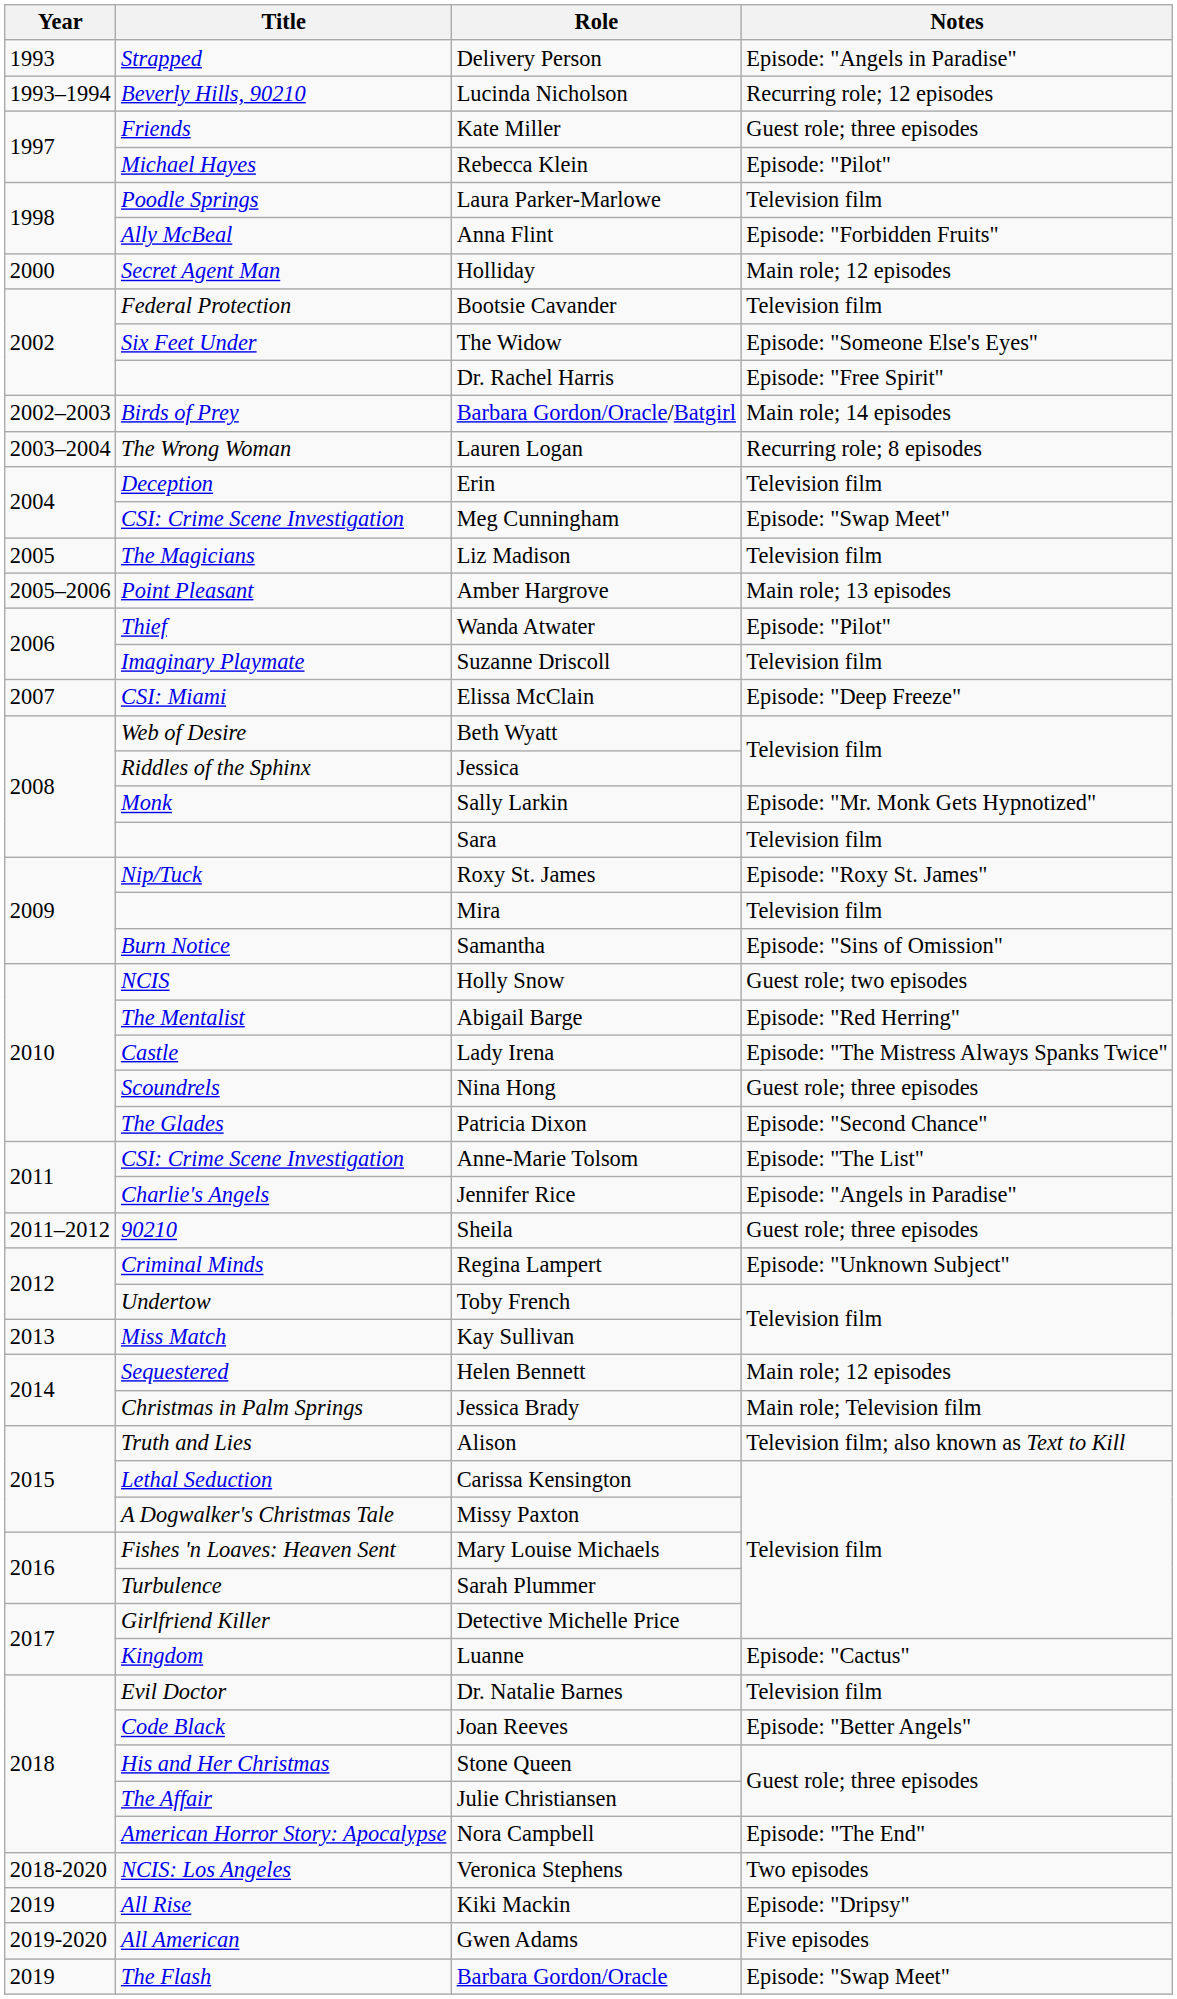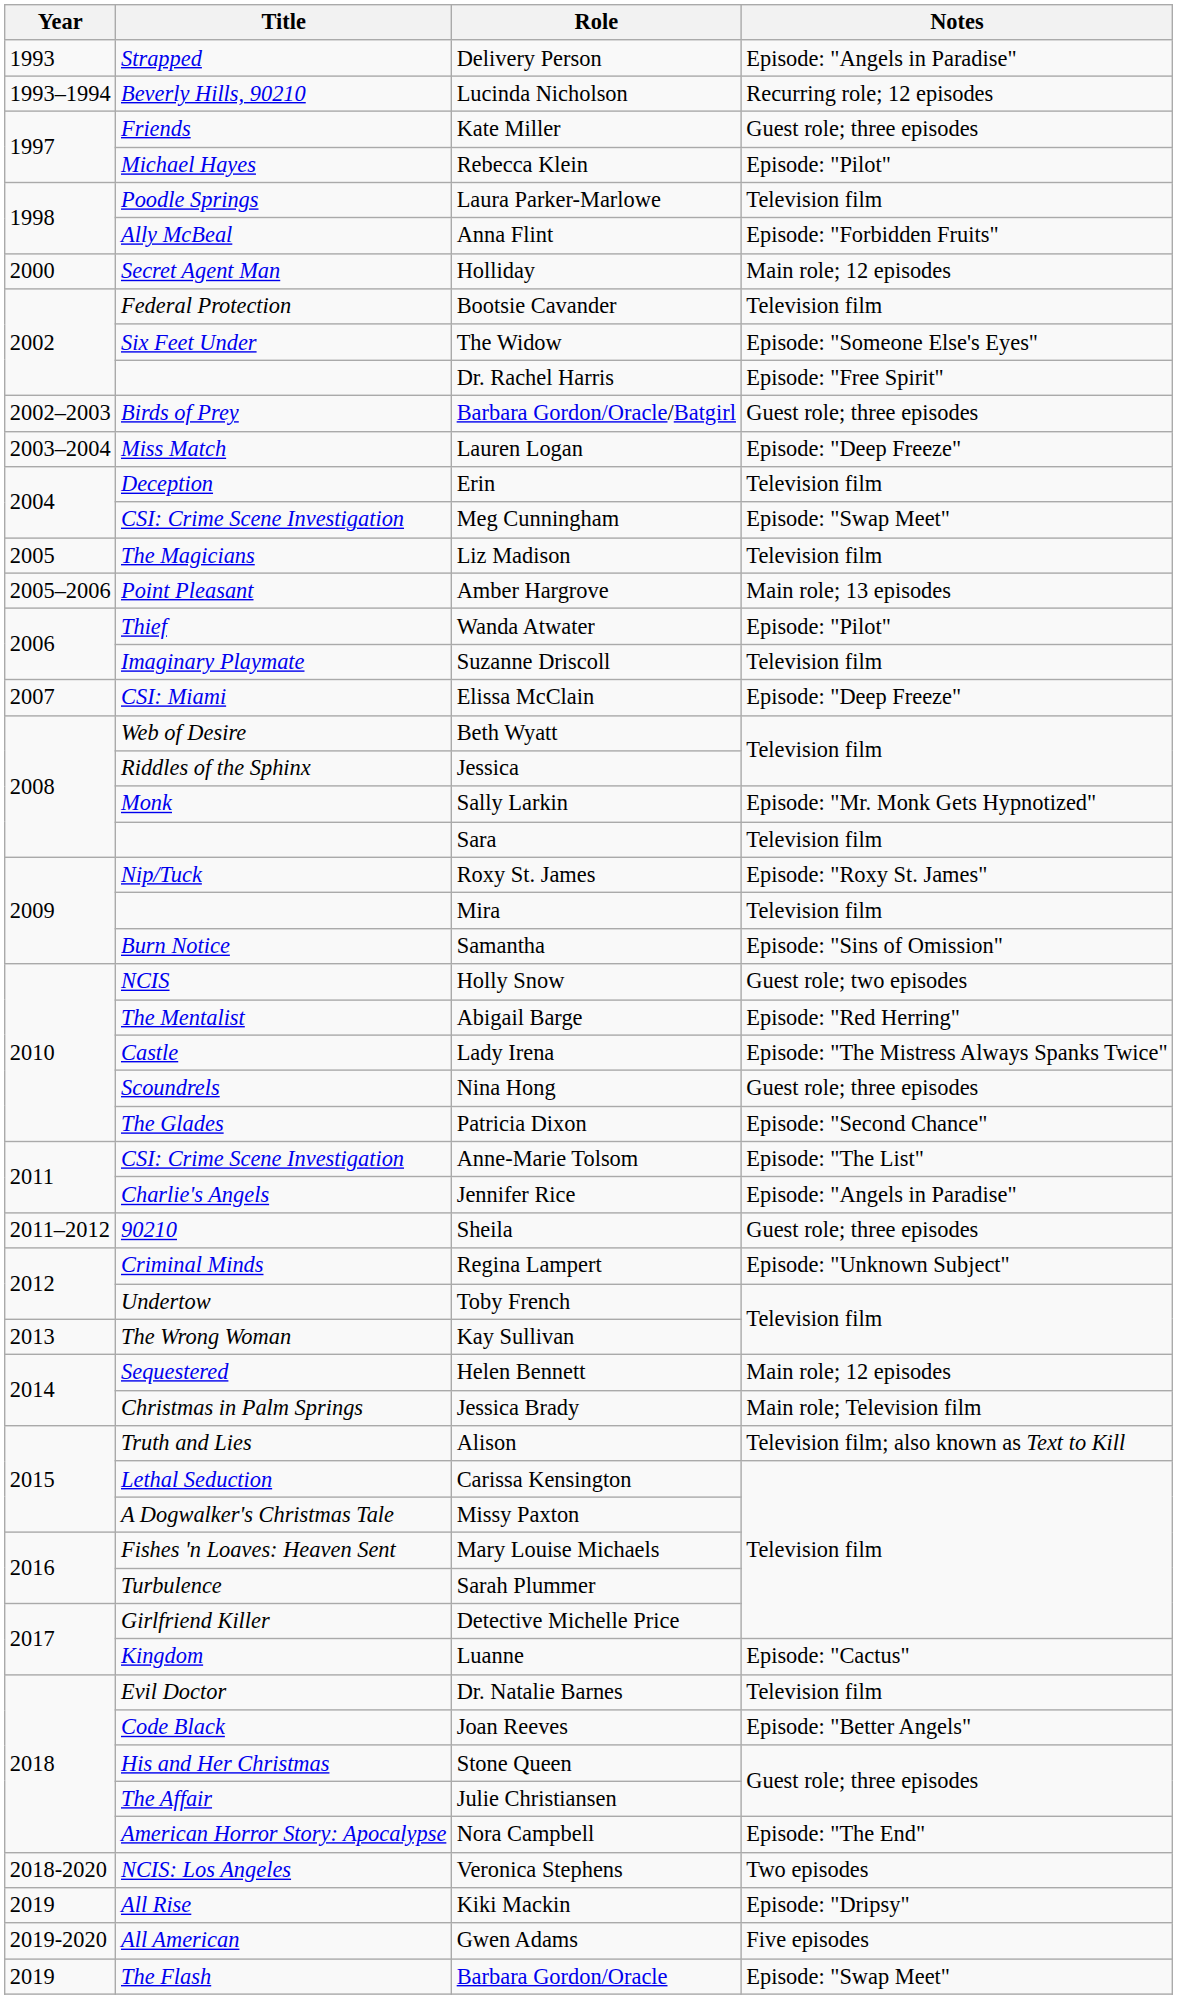(849, 413) Main role; 14 episodes -> (862, 413) Guest role; three episodes
(206, 448) The Wrong Woman -> (174, 448) Miss Match
(864, 448) Recurring role; 8 episodes -> (854, 448) Episode: "Deep Freeze"
(174, 1336) Miss Match -> (206, 1336) The Wrong Woman
